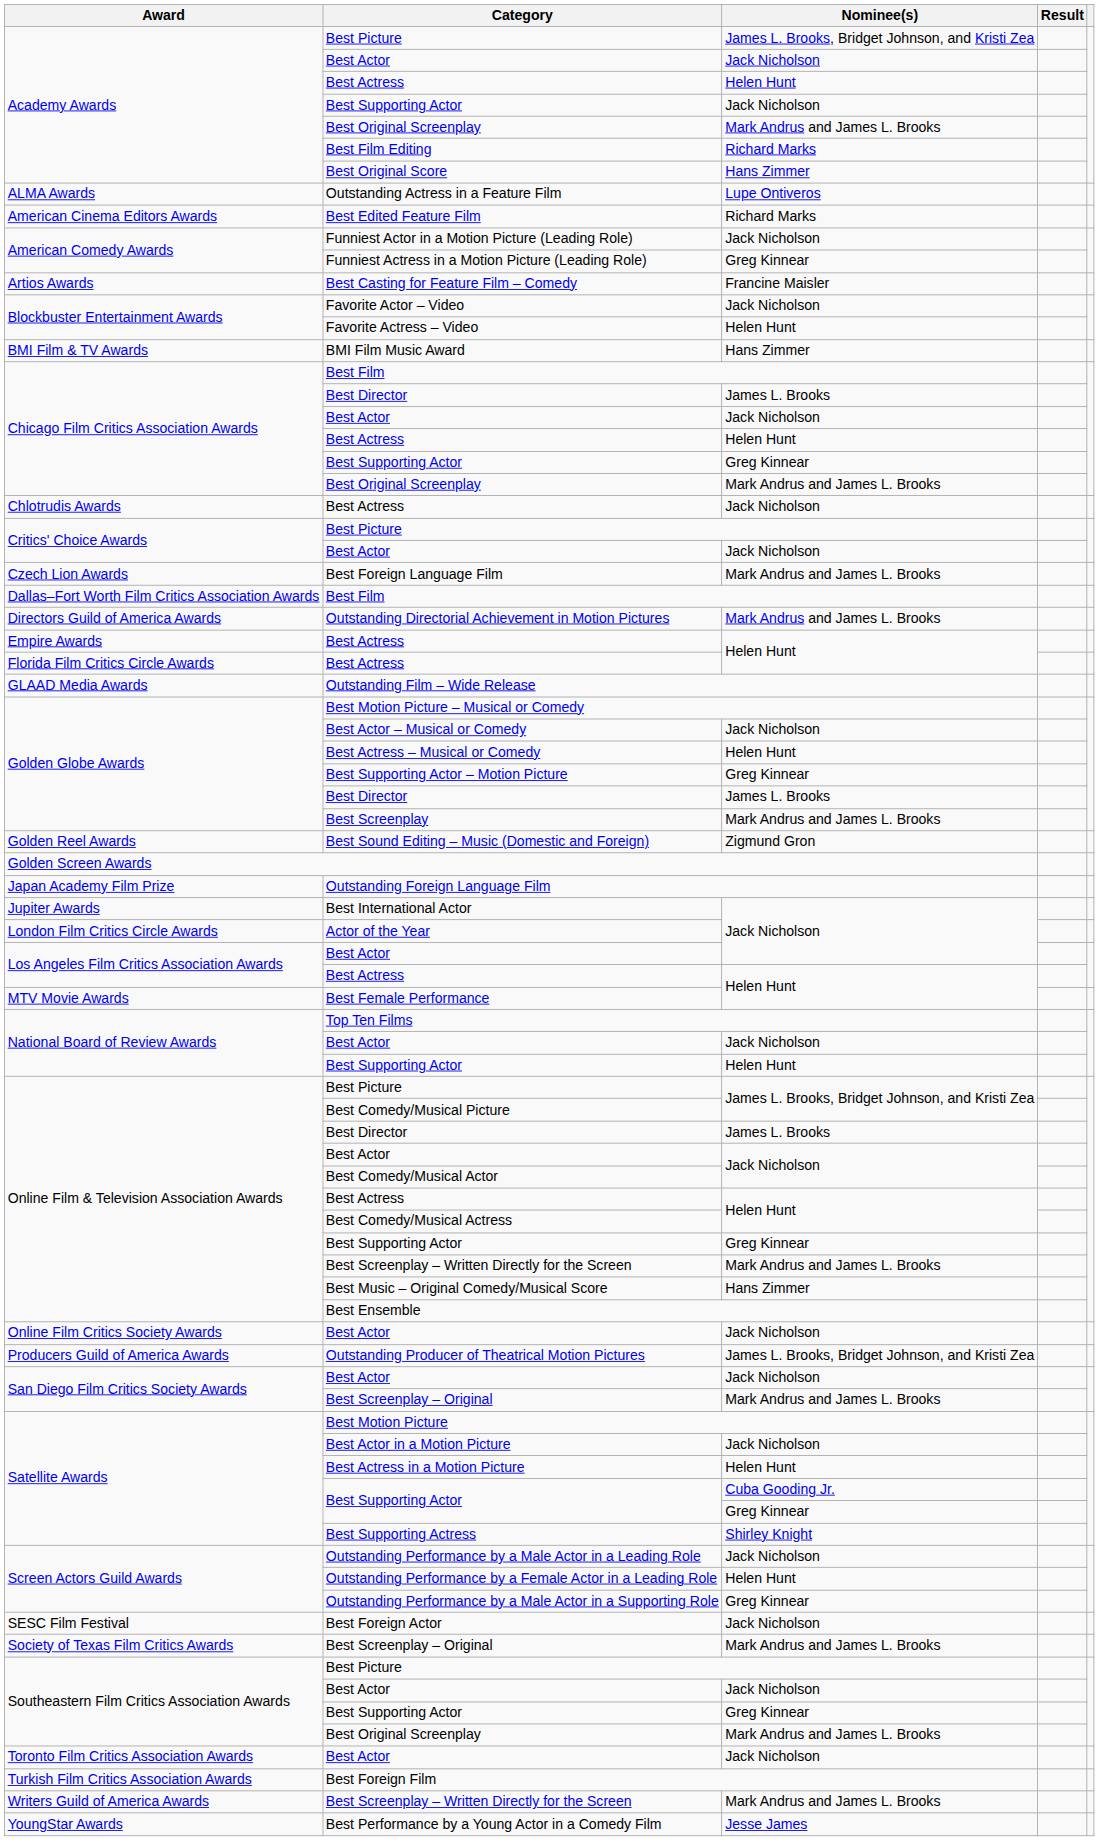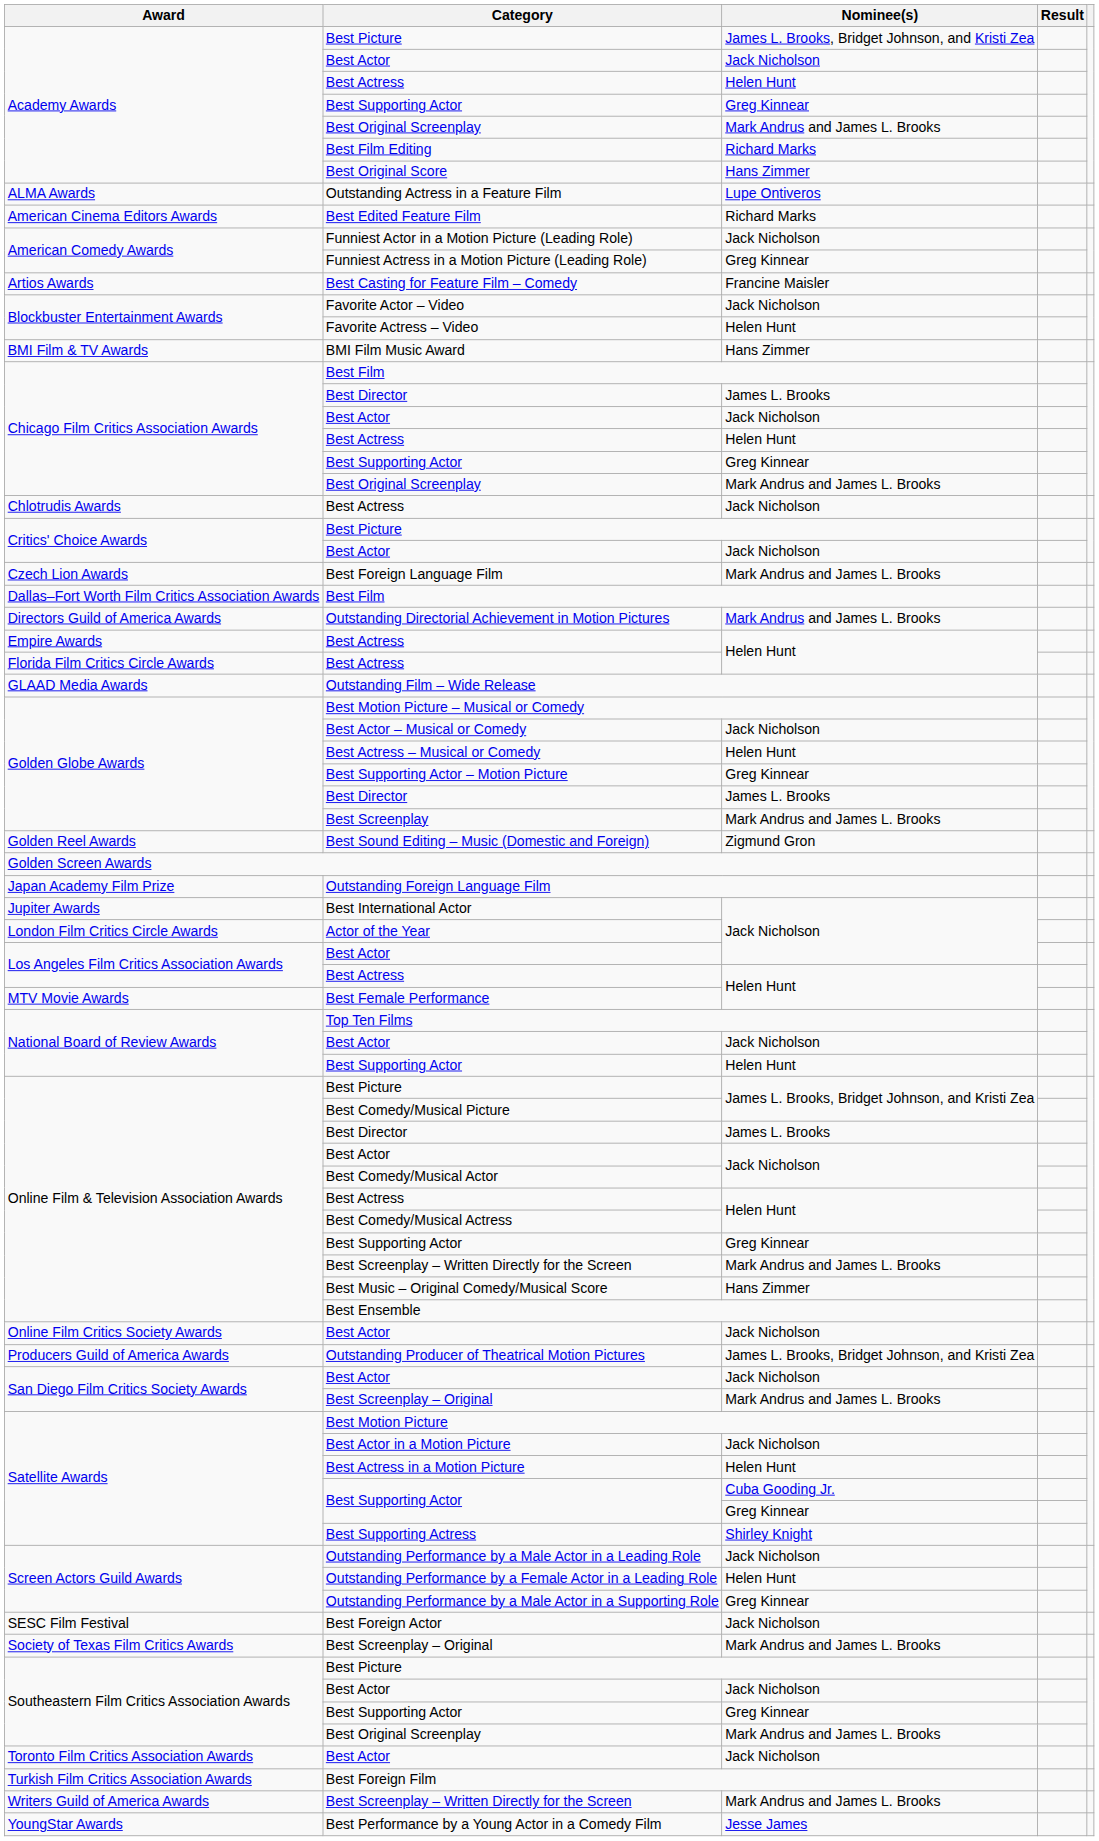(773, 104) Jack Nicholson -> (767, 104) Greg Kinnear
